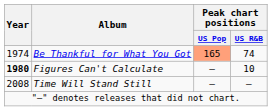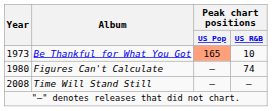(18, 53) 1974 -> (18, 53) 1973
(249, 53) 74 -> (249, 53) 10
(18, 69) bold -> (18, 69) normal
(249, 69) 10 -> (249, 69) 74
